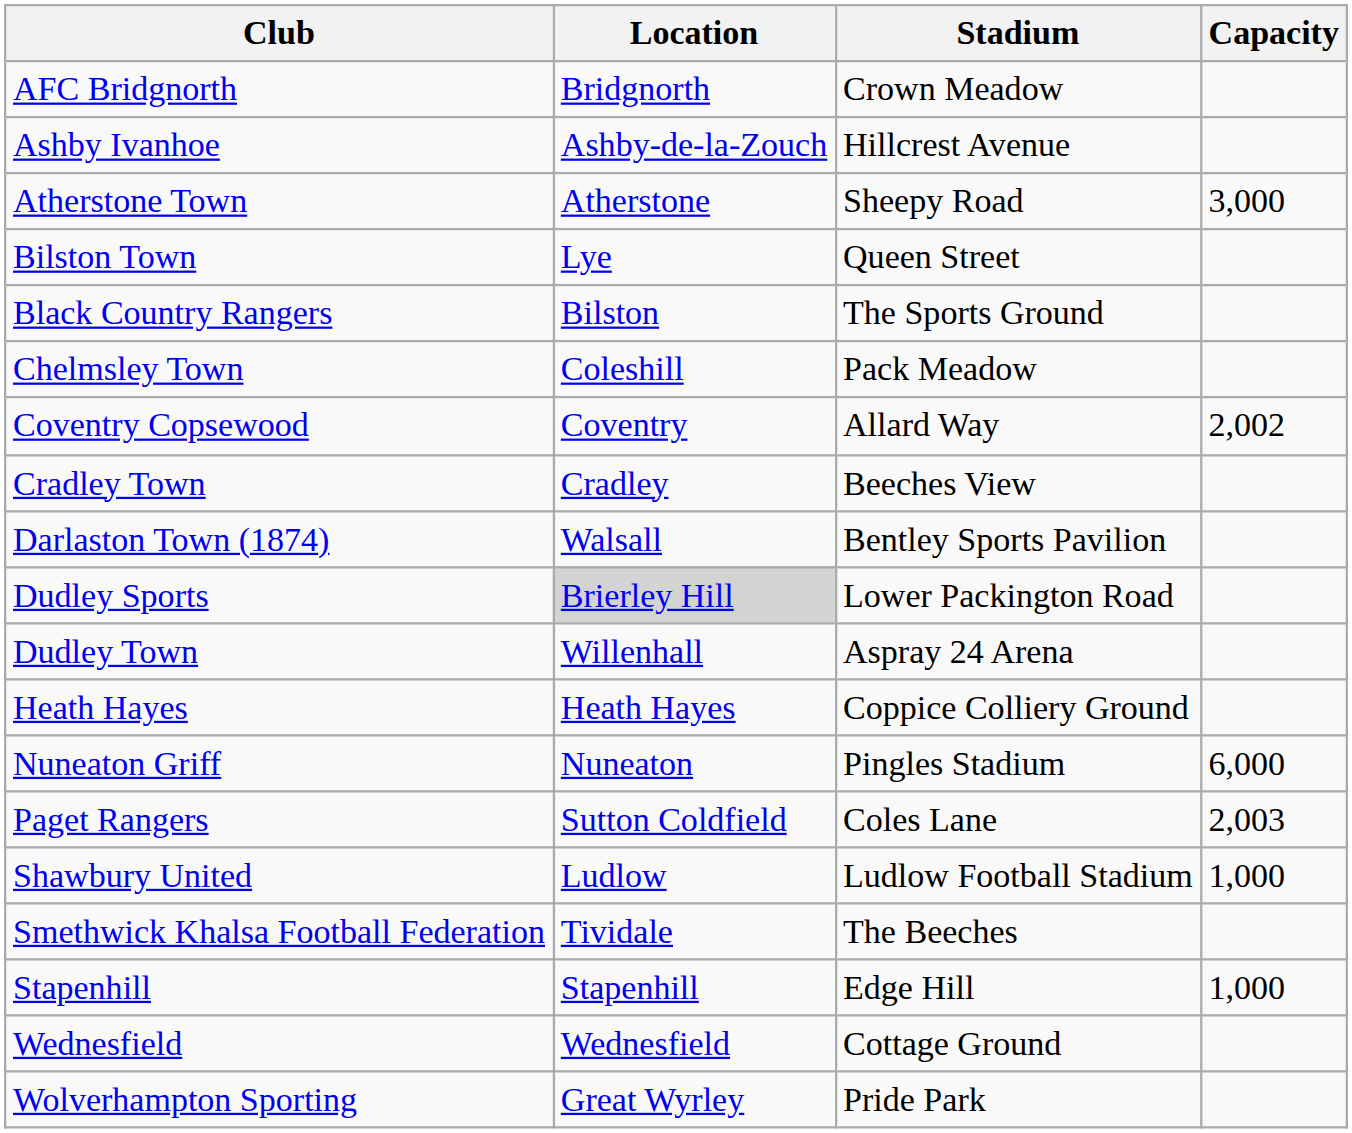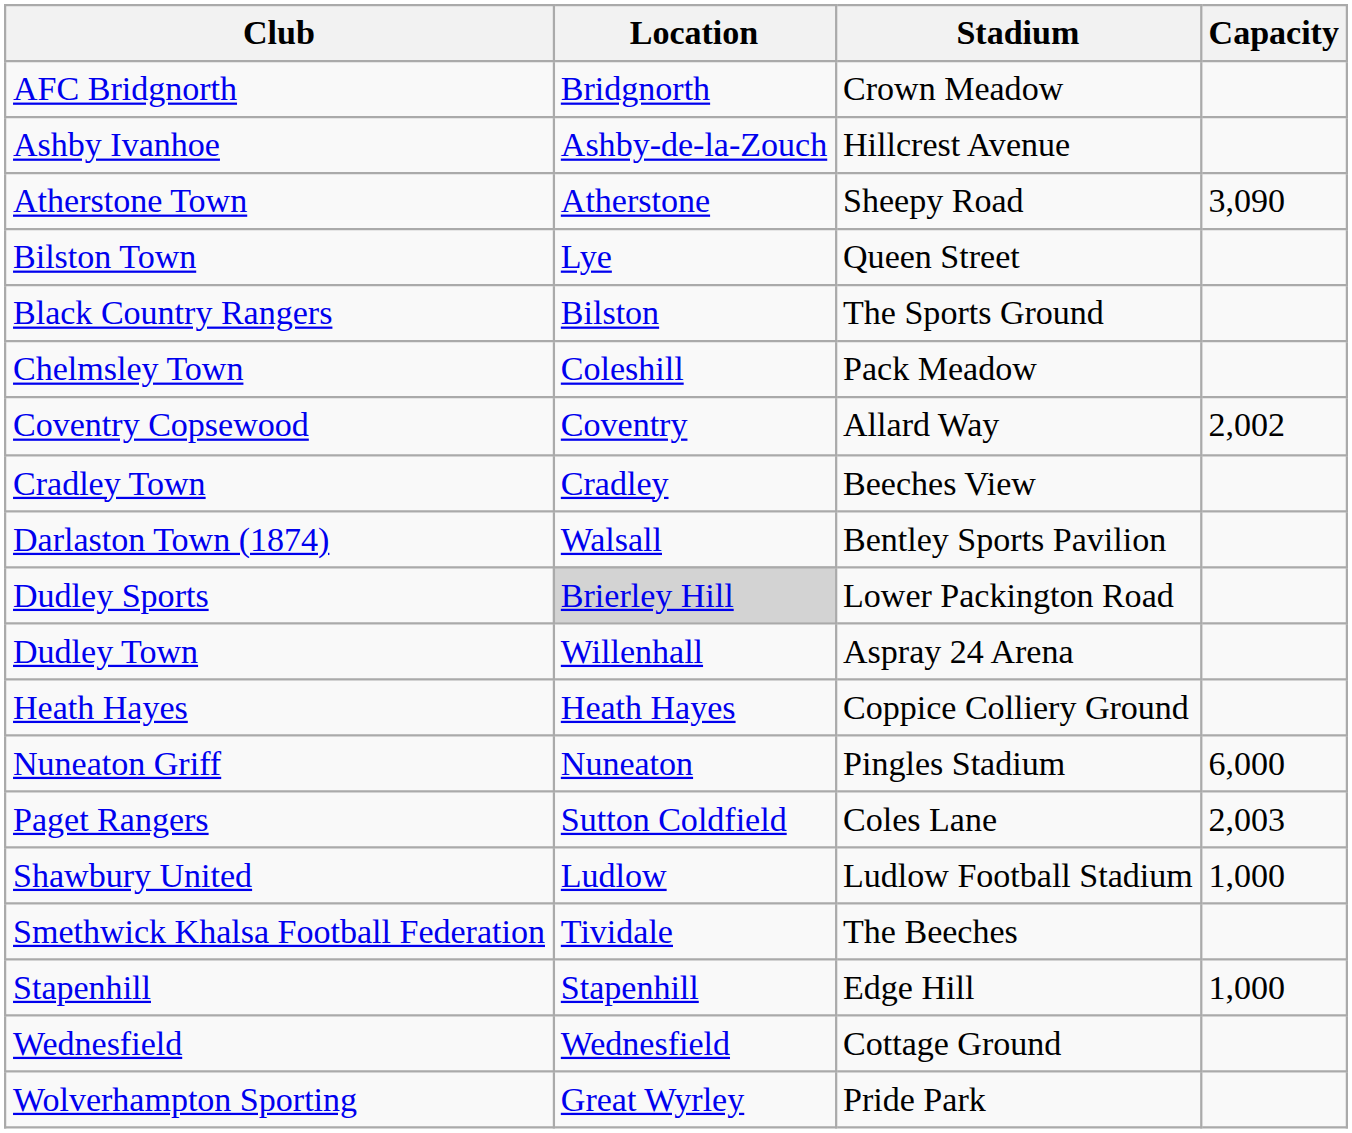(1247, 201) 3,000 -> (1247, 201) 3,090
